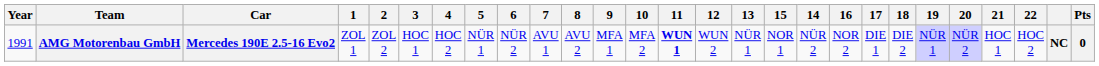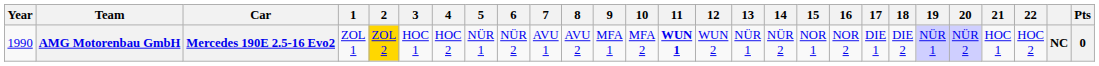columns swapped: (813, 14) <-> (780, 14)
(20, 42) 1991 -> (20, 42) 1990
(384, 42) no background -> (384, 42) gold background
